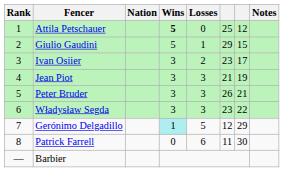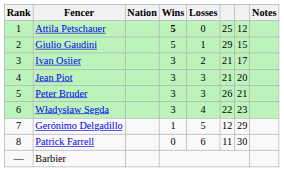(227, 61) 23 -> (227, 61) 21
(242, 77) 19 -> (242, 77) 20
(203, 110) 3 -> (203, 110) 4
(227, 110) 23 -> (227, 110) 22
(242, 110) 22 -> (242, 110) 23
(173, 126) paleturquoise background -> (173, 126) no background
